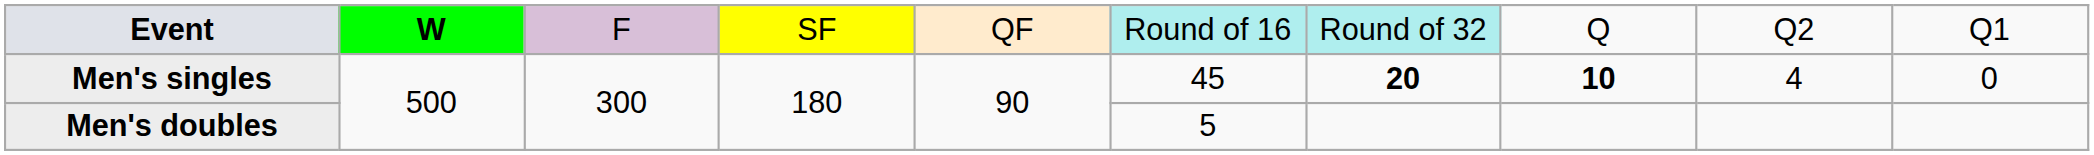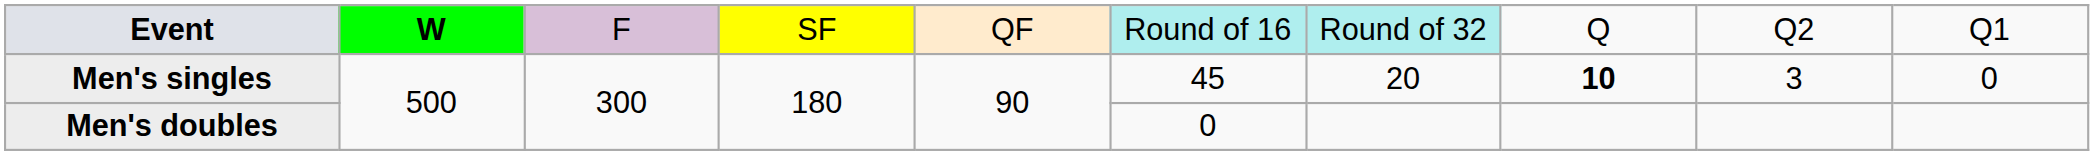(1403, 78) bold -> (1403, 78) normal
(1794, 78) 4 -> (1794, 78) 3
(1208, 127) 5 -> (1208, 127) 0
